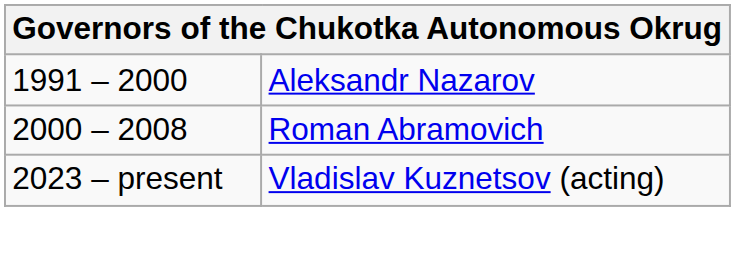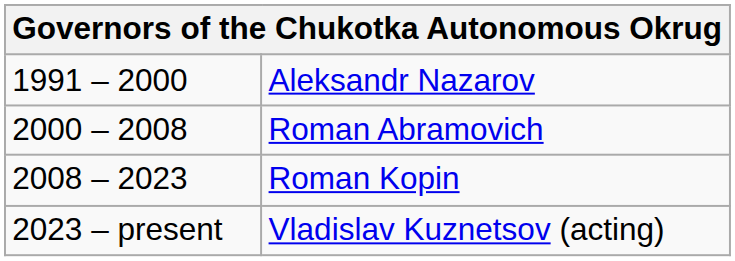+ row: (364, 179)
